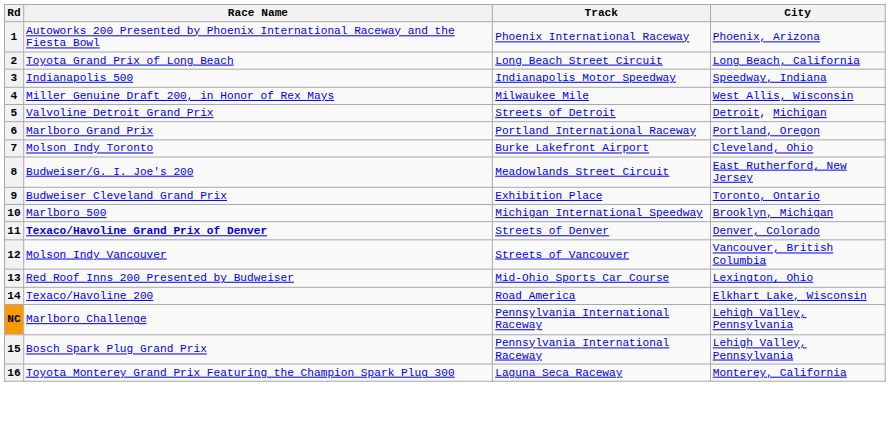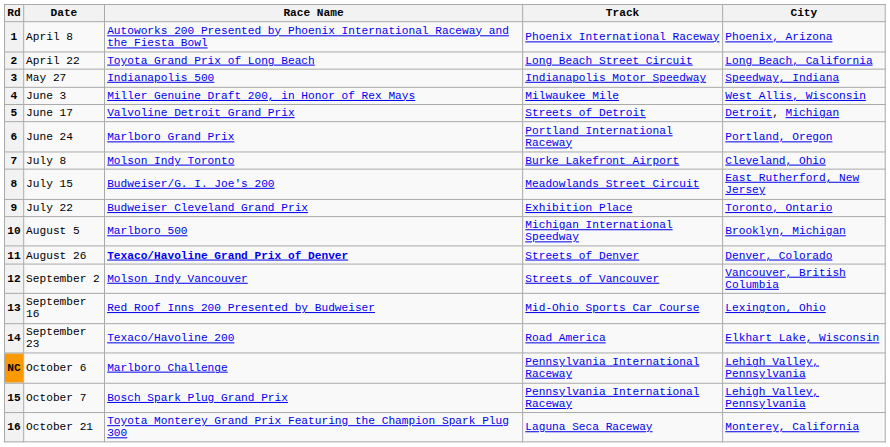+ column: (64, 13)
